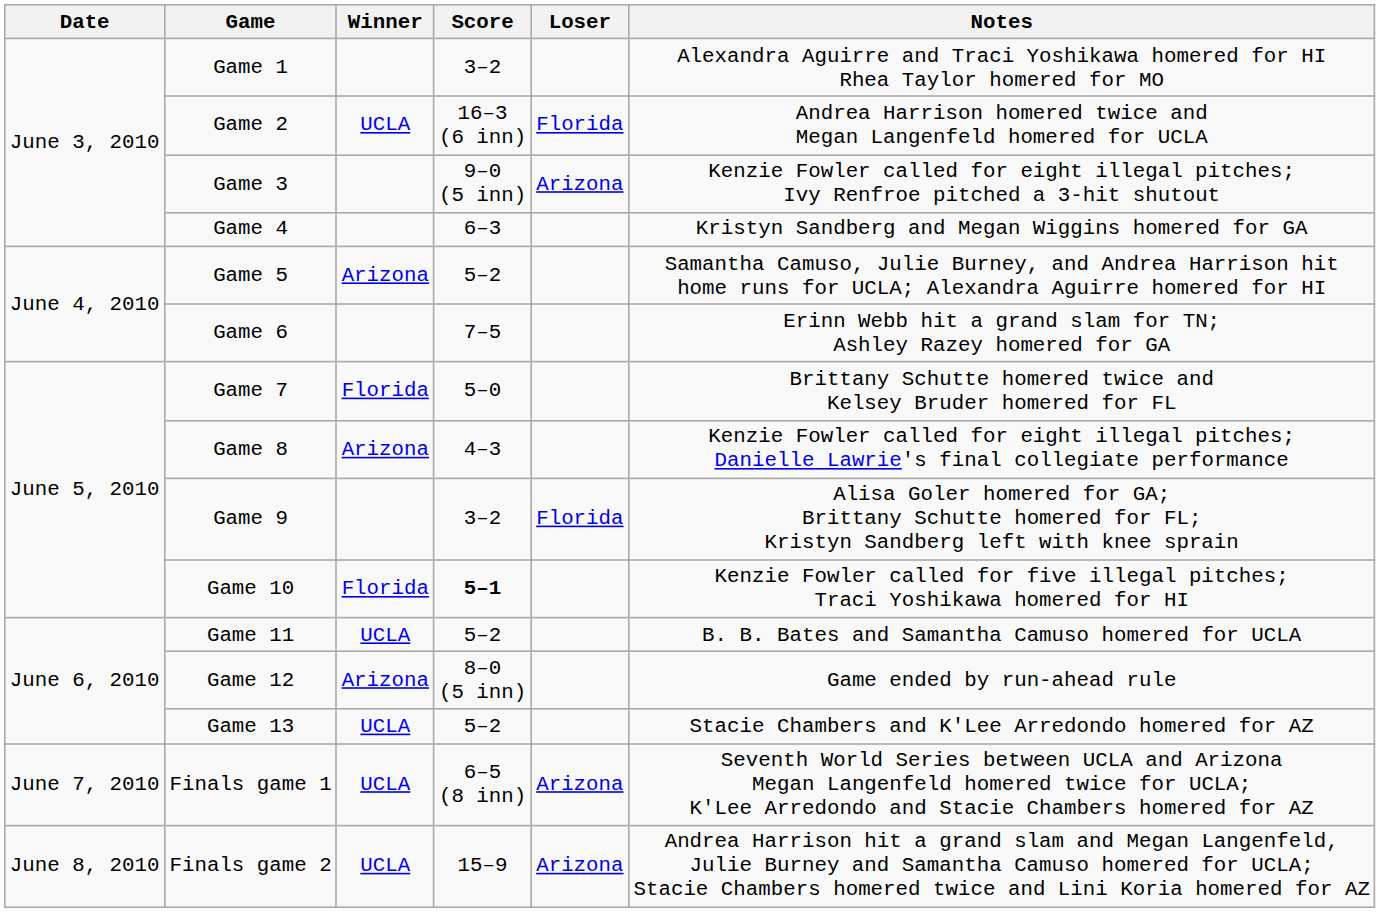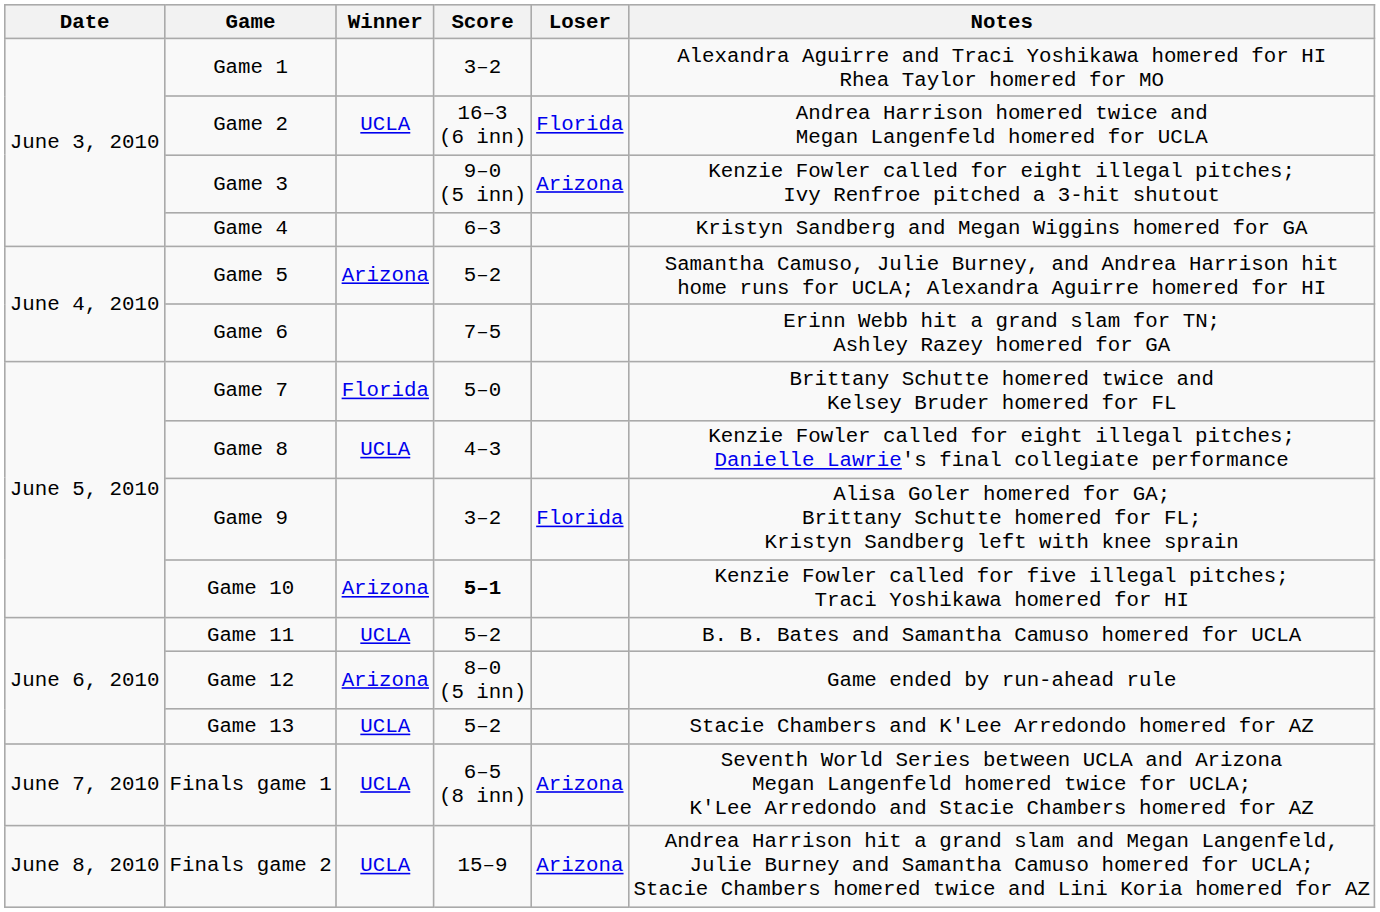(385, 449) Arizona -> (385, 449) UCLA
(385, 589) Florida -> (385, 589) Arizona
